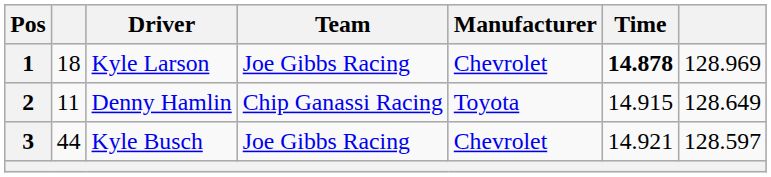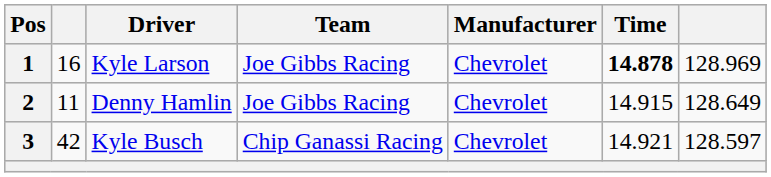(69, 63) 18 -> (69, 63) 16
(343, 102) Chip Ganassi Racing -> (326, 102) Joe Gibbs Racing
(487, 102) Toyota -> (501, 102) Chevrolet
(69, 141) 44 -> (69, 141) 42
(326, 141) Joe Gibbs Racing -> (343, 141) Chip Ganassi Racing
